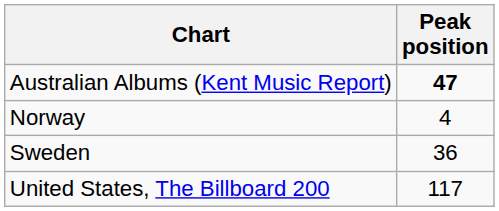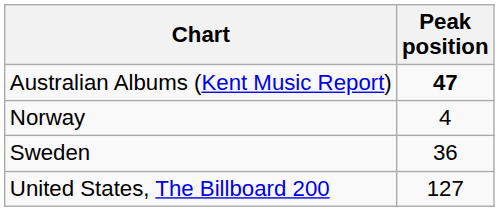(445, 188) 117 -> (445, 188) 127
